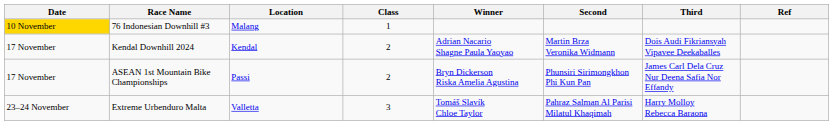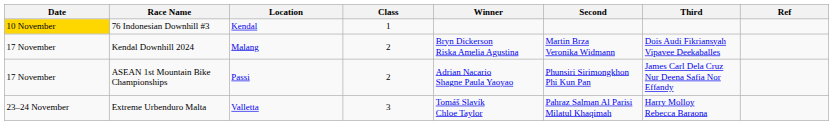(245, 26) Malang -> (244, 26) Kendal
(244, 46) Kendal -> (245, 46) Malang
(474, 46) Adrian Nacario Shagne Paula Yaoyao -> (477, 46) Bryn Dickerson Riska Amelia Agustina
(477, 77) Bryn Dickerson Riska Amelia Agustina -> (474, 77) Adrian Nacario Shagne Paula Yaoyao
